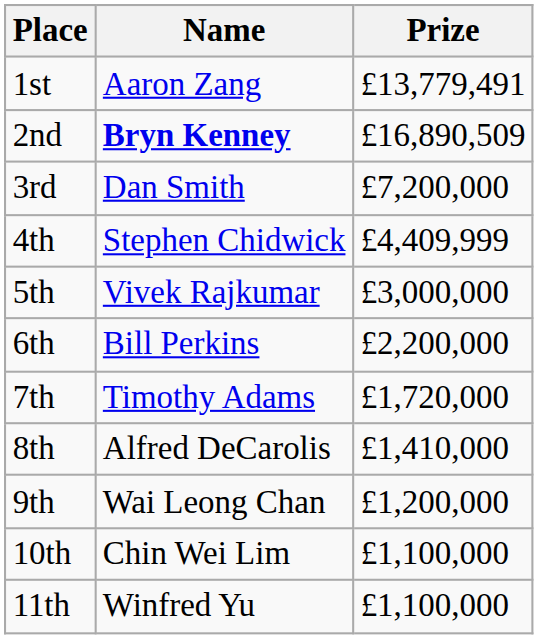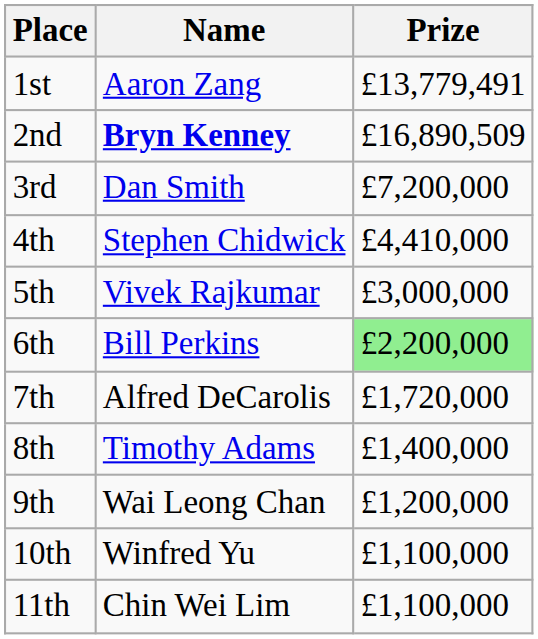(435, 239) £4,409,999 -> (435, 239) £4,410,000
(435, 344) no background -> (435, 344) lightgreen background
(209, 396) Timothy Adams -> (217, 396) Alfred DeCarolis
(217, 448) Alfred DeCarolis -> (209, 448) Timothy Adams
(435, 448) £1,410,000 -> (435, 448) £1,400,000
(196, 553) Chin Wei Lim -> (179, 553) Winfred Yu
(179, 605) Winfred Yu -> (196, 605) Chin Wei Lim
